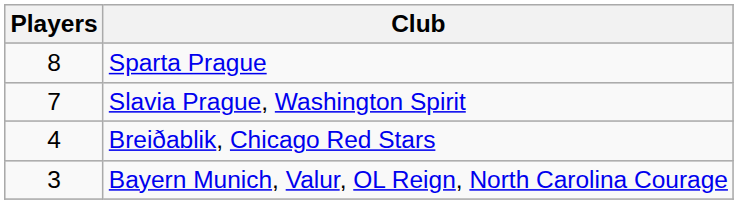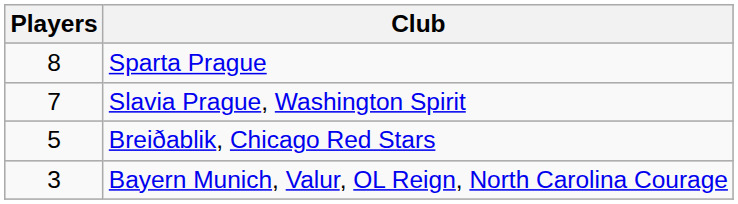(54, 140) 4 -> (54, 140) 5
